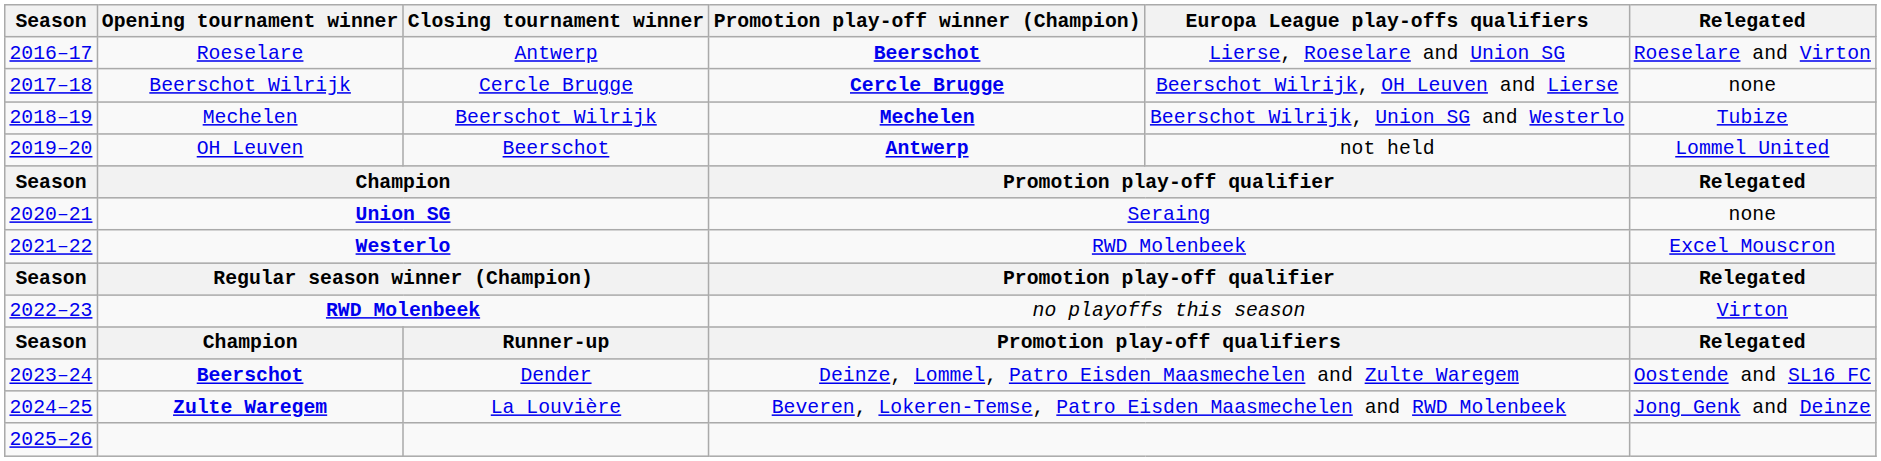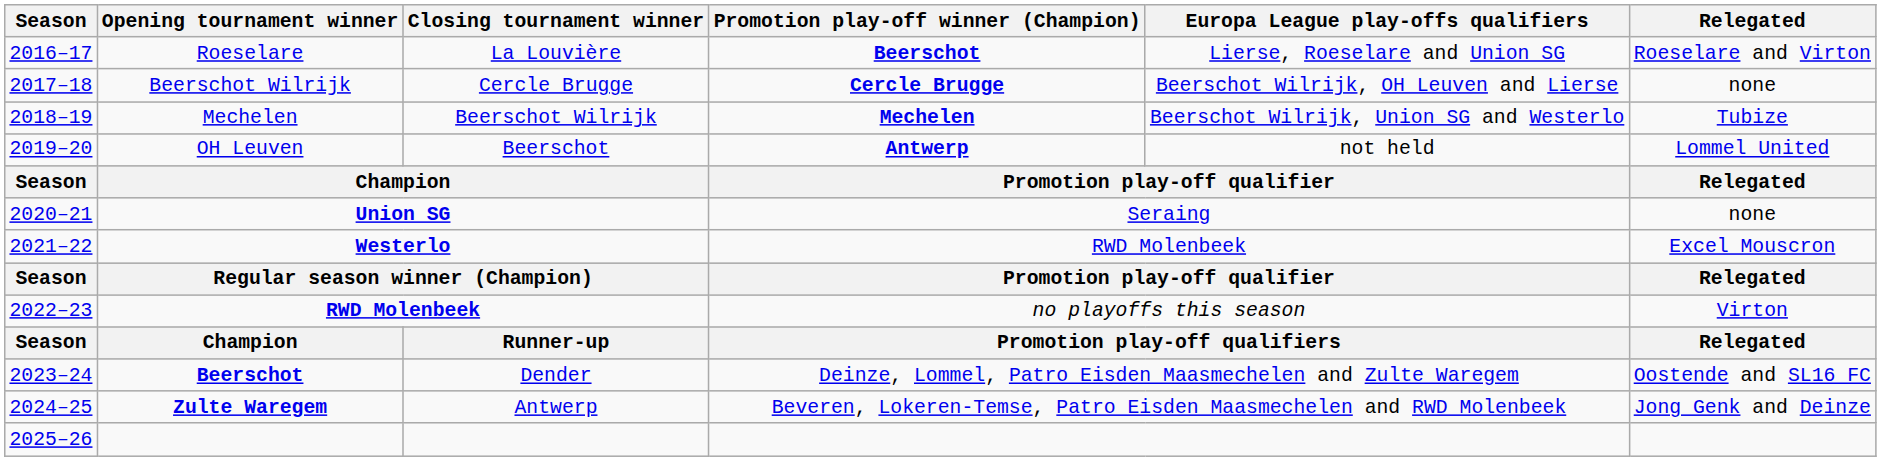(556, 53) Antwerp -> (556, 53) La Louvière
(556, 407) La Louvière -> (556, 407) Antwerp
